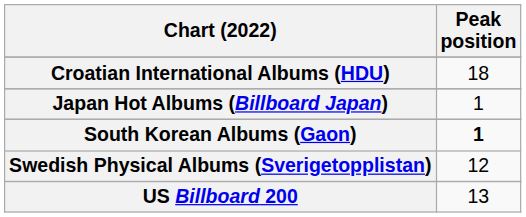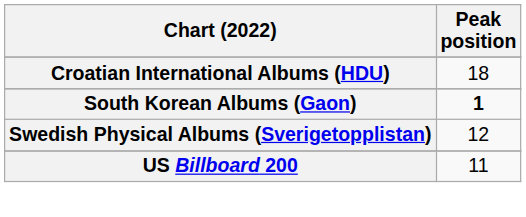- row: (220, 103)
(478, 196) 13 -> (478, 165) 11
